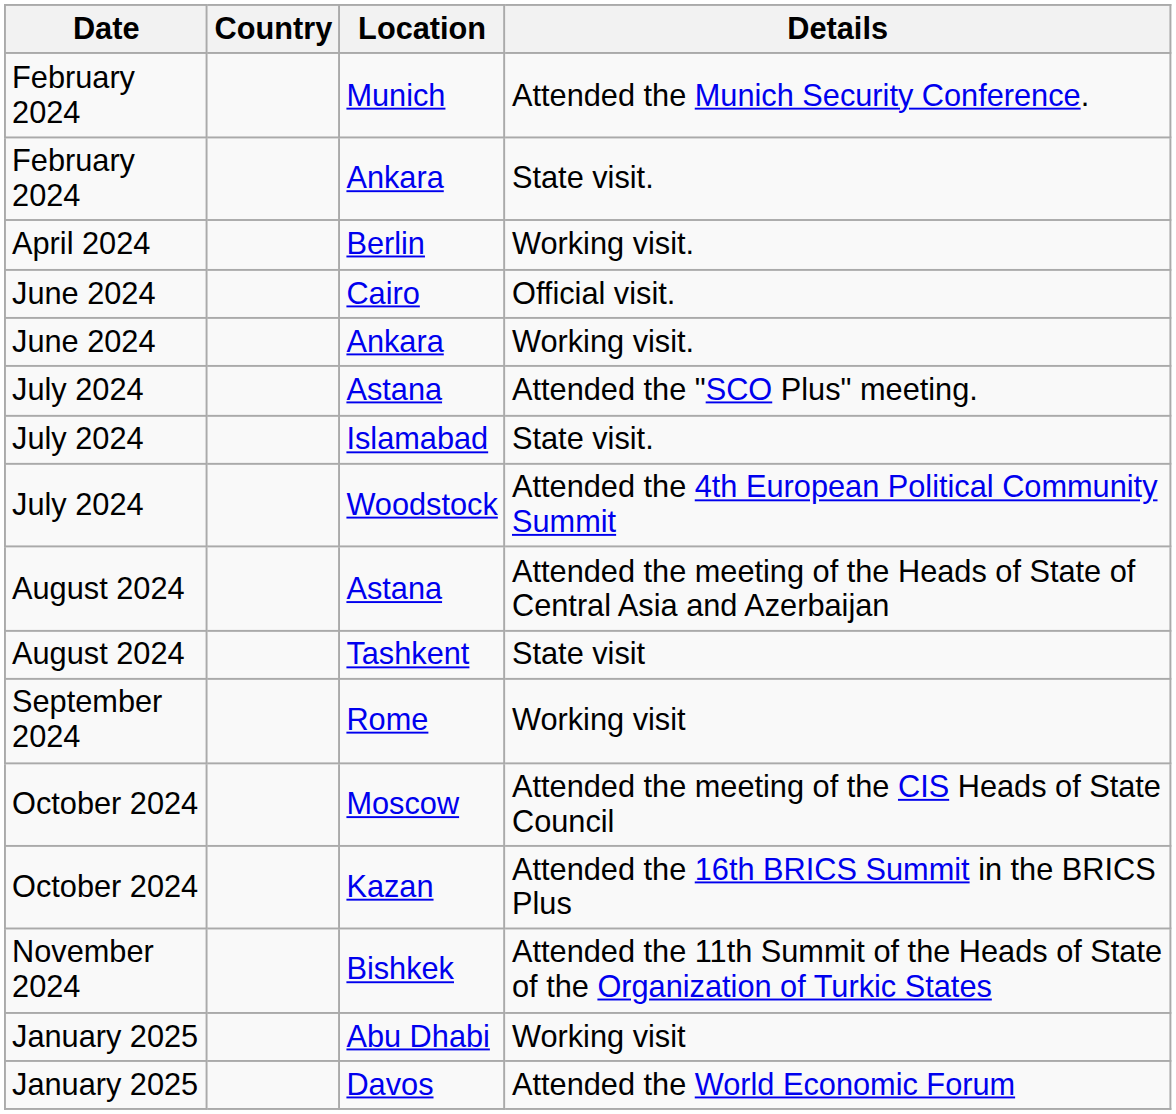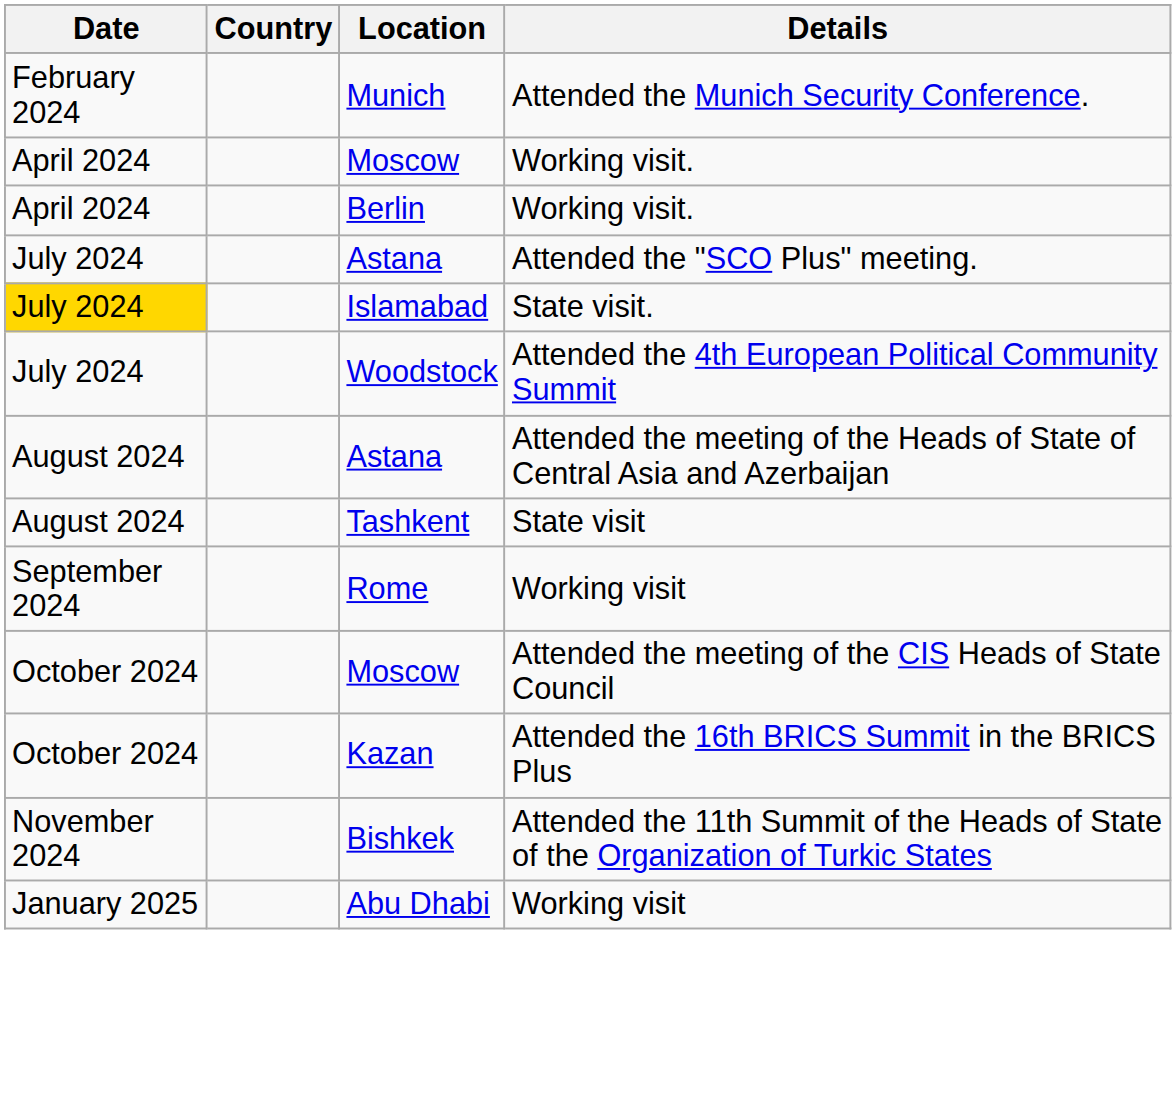- row: (395, 178)
+ row: (403, 160)
- row: (383, 292)
- row: (395, 341)
(78, 439) no background -> (78, 307) gold background
- row: (390, 1084)
